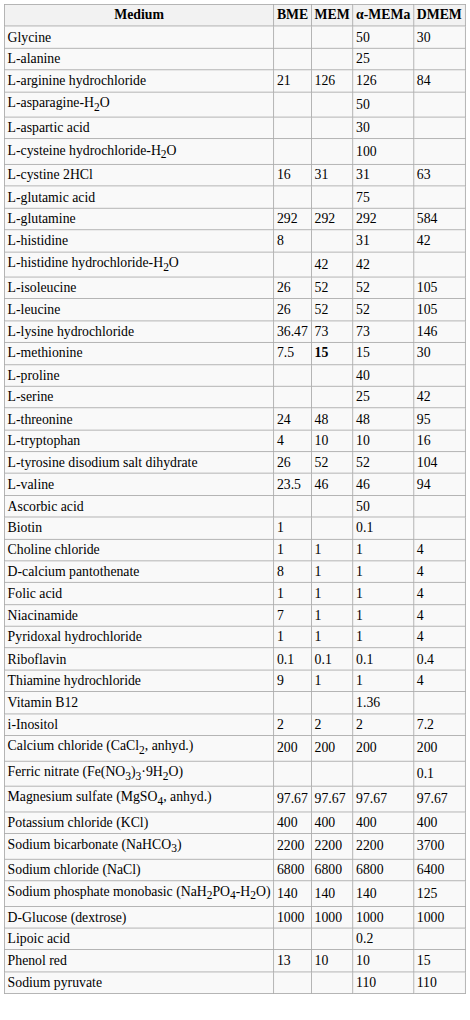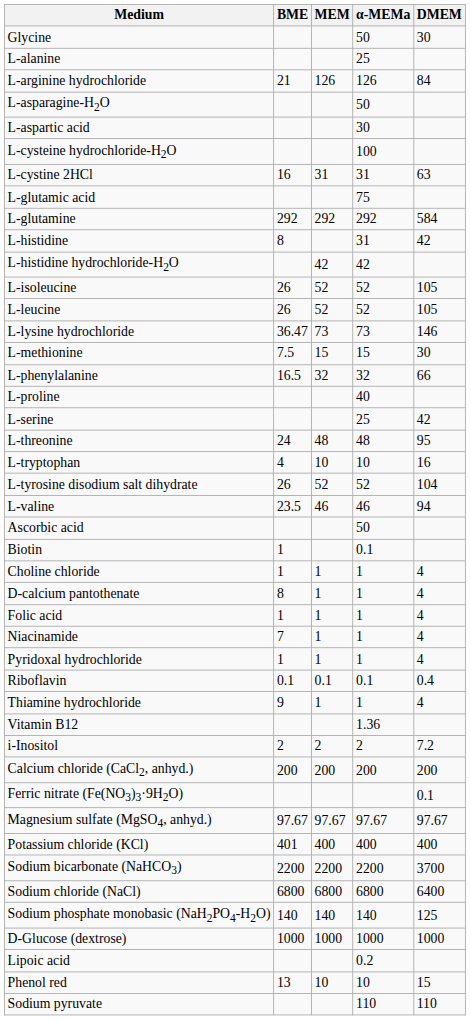(321, 353) bold -> (321, 353) normal
+ row: (53, 375)
(287, 822) 400 -> (287, 844) 401
